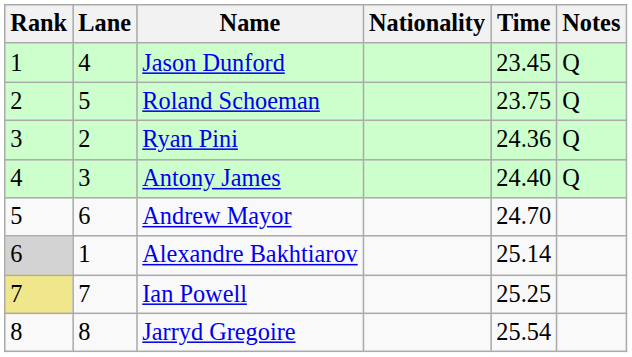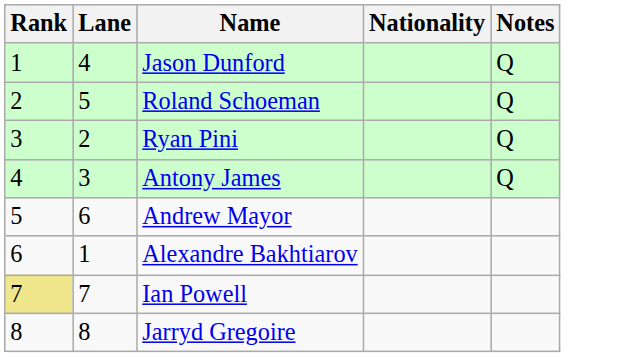- column: (524, 23)
(16, 255) lightgrey background -> (16, 255) no background
